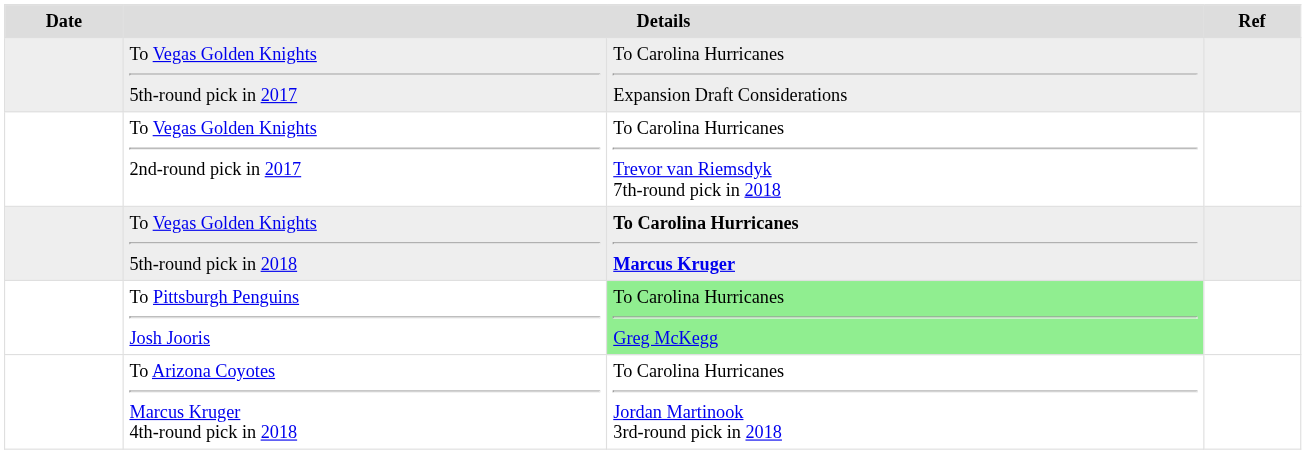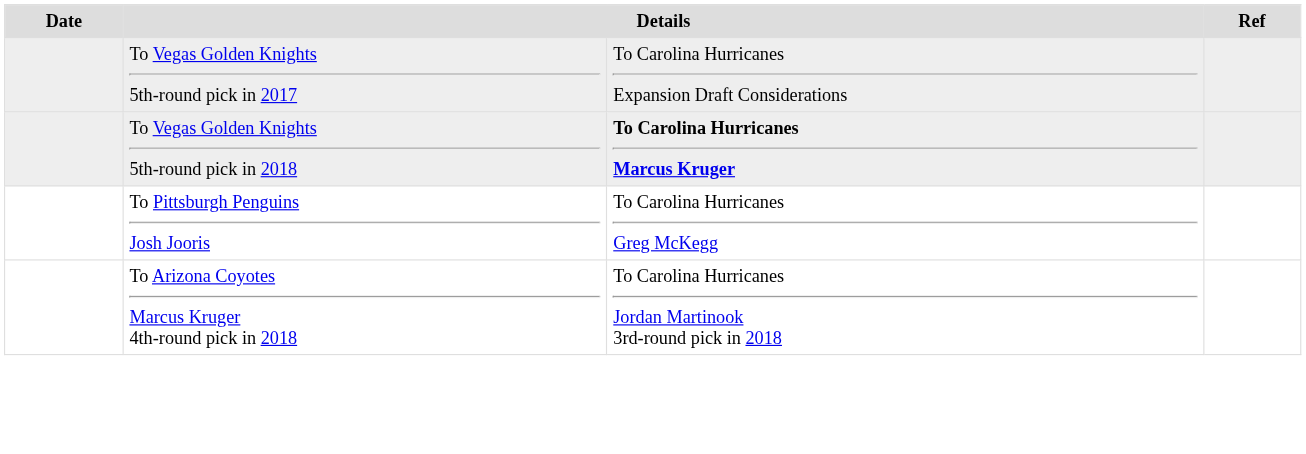- row: (365, 148)
(905, 317) lightgreen background -> (905, 222) no background
